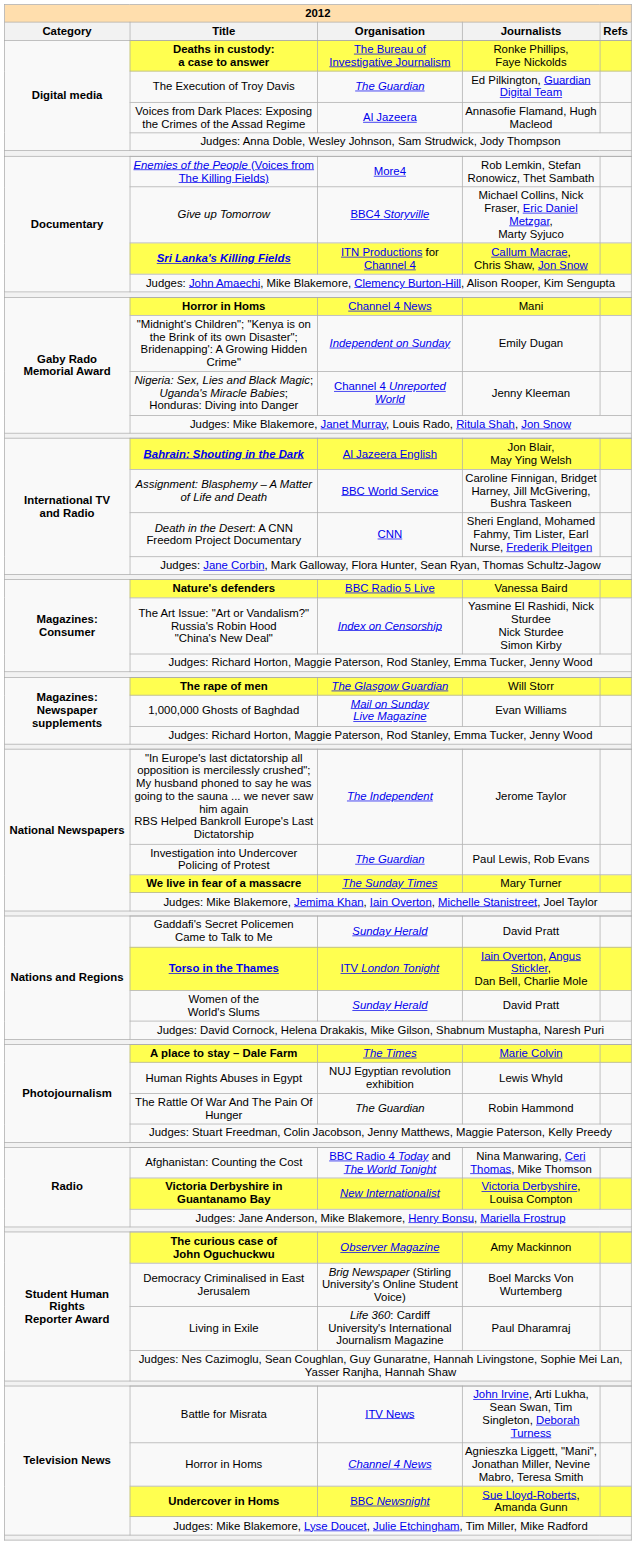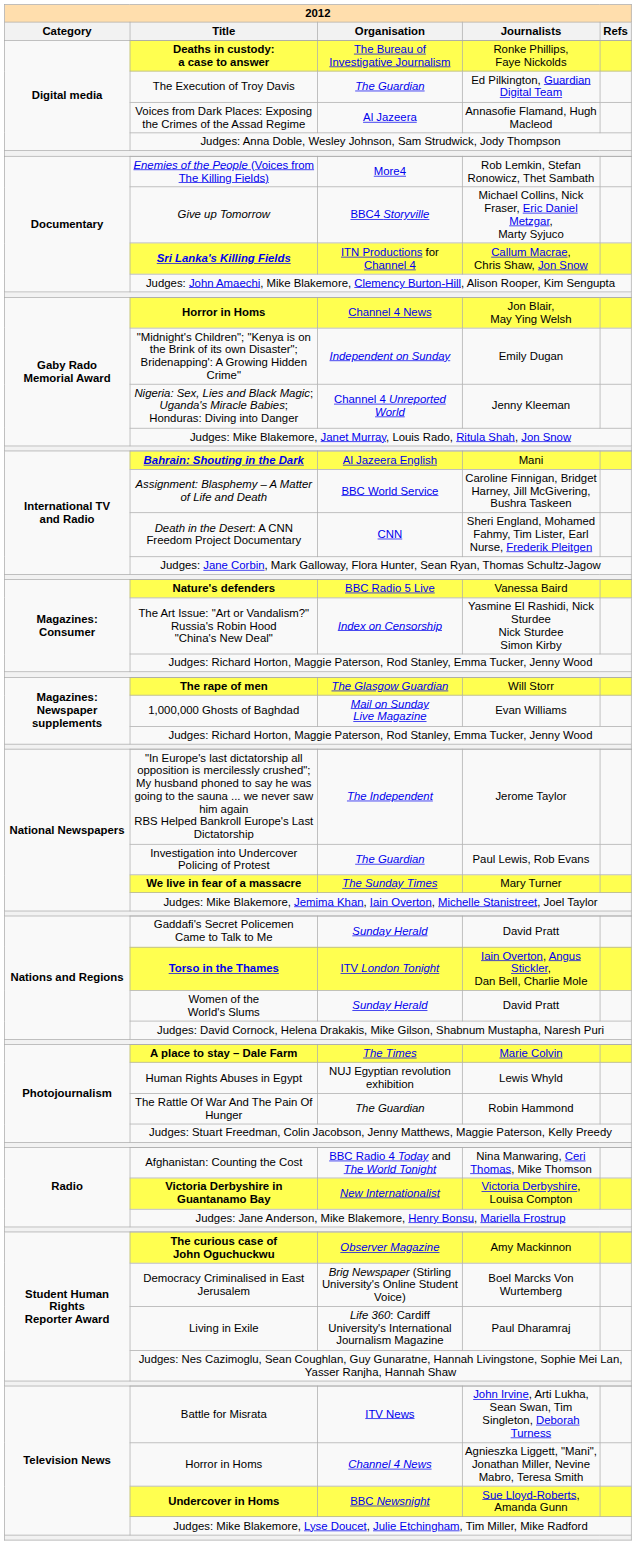(531, 306) Mani -> (531, 312) Jon Blair, May Ying Welsh
(531, 453) Jon Blair, May Ying Welsh -> (531, 460) Mani
